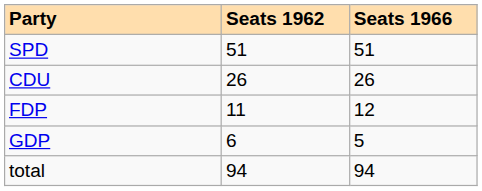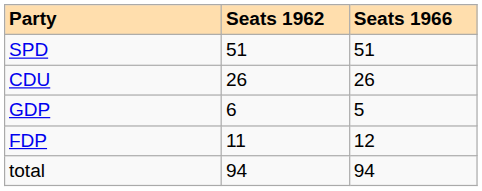rows swapped: (28, 110) <-> (30, 140)
